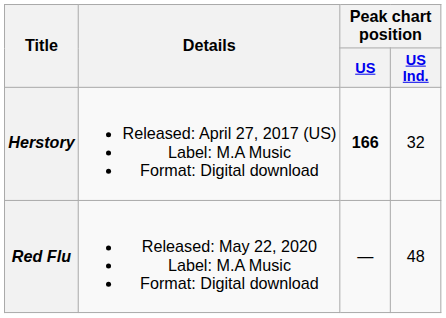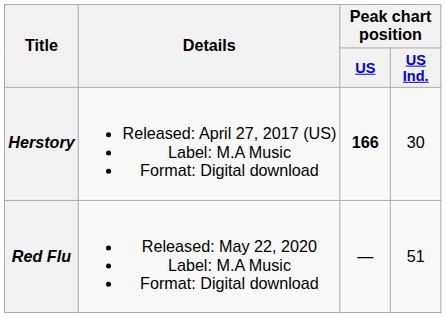(416, 143) 32 -> (416, 143) 30
(416, 256) 48 -> (416, 256) 51
